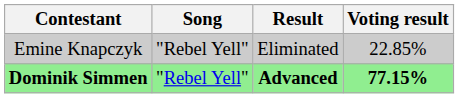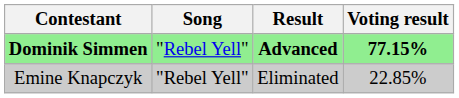rows swapped: (78, 78) <-> (78, 48)
